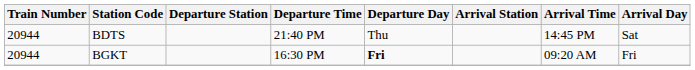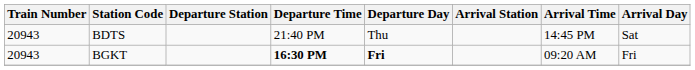(23, 34) 20944 -> (23, 34) 20943
(23, 55) 20944 -> (23, 55) 20943
(299, 55) normal -> (300, 55) bold
